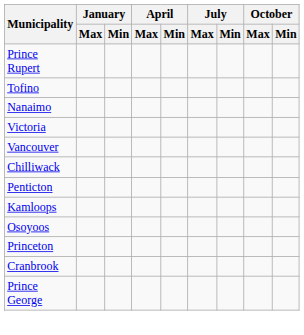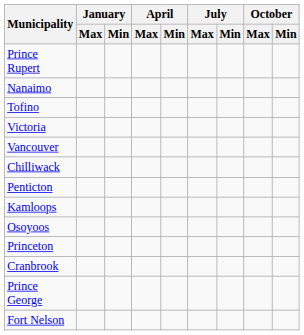rows swapped: (23, 88) <-> (29, 108)
+ row: (36, 320)
